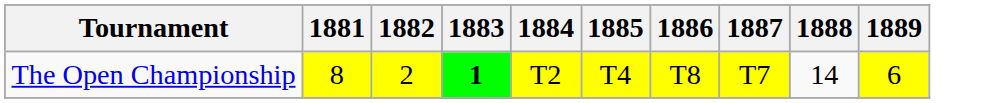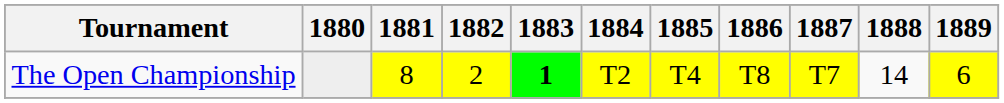+ column: (337, 27)
